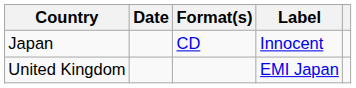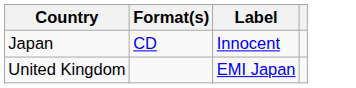- column: (151, 17)
